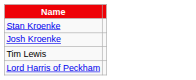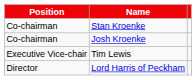+ column: (47, 12)
